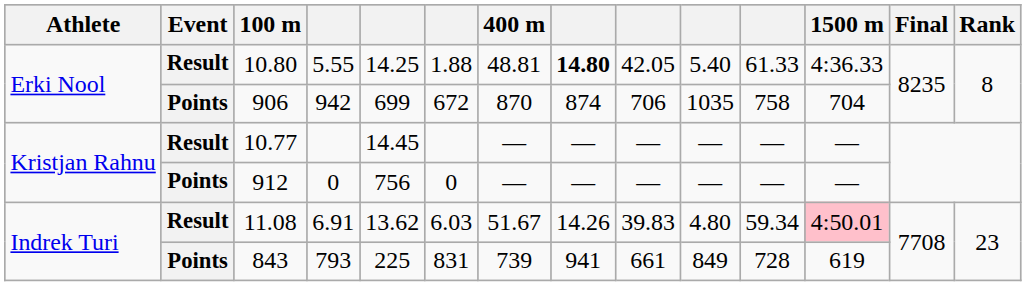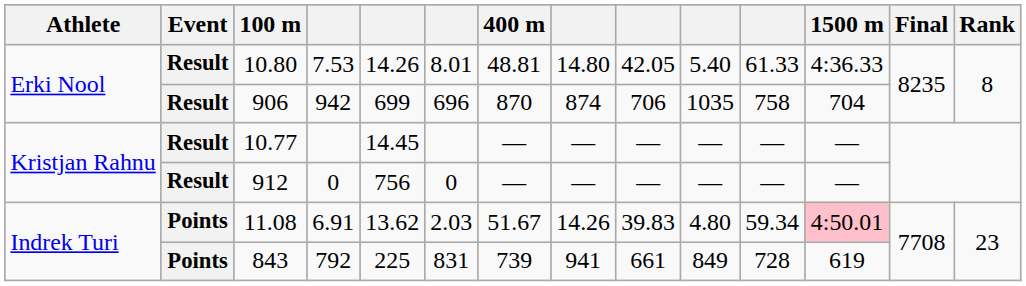(333, 64) 5.55 -> (333, 64) 7.53
(392, 64) 14.25 -> (392, 64) 14.26
(451, 64) 1.88 -> (451, 64) 8.01
(583, 64) bold -> (583, 64) normal
(198, 103) Points -> (198, 103) Result
(451, 103) 672 -> (451, 103) 696
(198, 182) Points -> (198, 182) Result
(198, 221) Result -> (198, 221) Points
(451, 221) 6.03 -> (451, 221) 2.03
(333, 261) 793 -> (333, 261) 792
